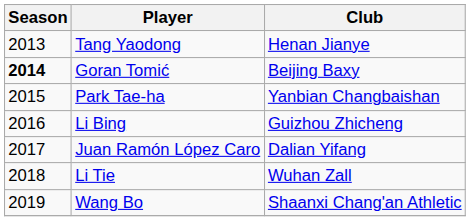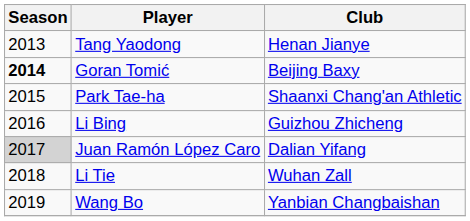(354, 96) Yanbian Changbaishan -> (365, 96) Shaanxi Chang'an Athletic
(27, 149) no background -> (27, 149) lightgrey background
(365, 202) Shaanxi Chang'an Athletic -> (354, 202) Yanbian Changbaishan
